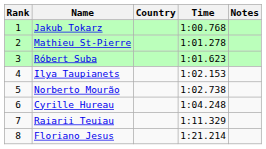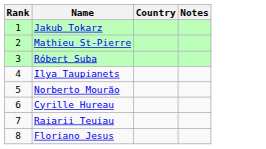- column: (203, 12)
